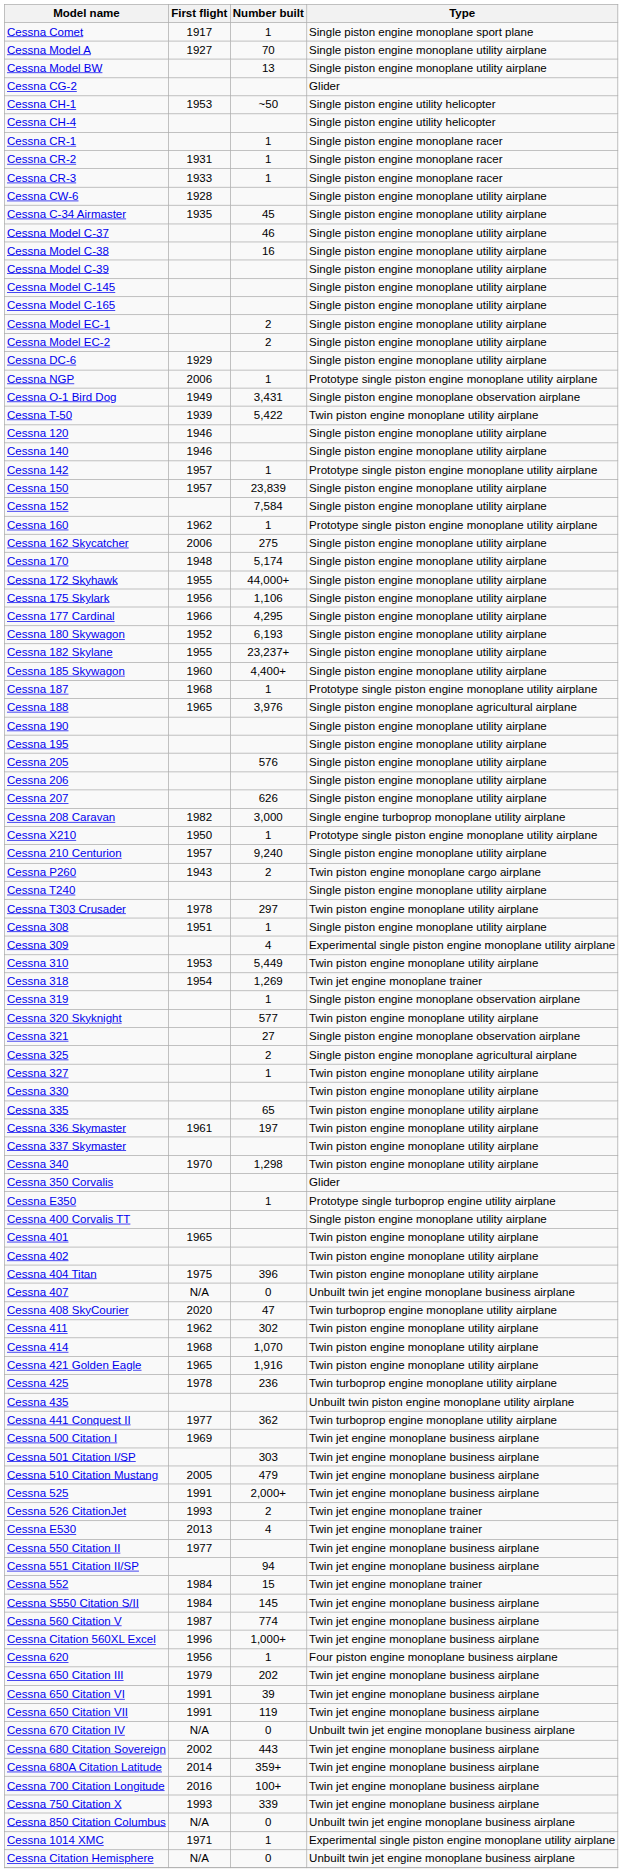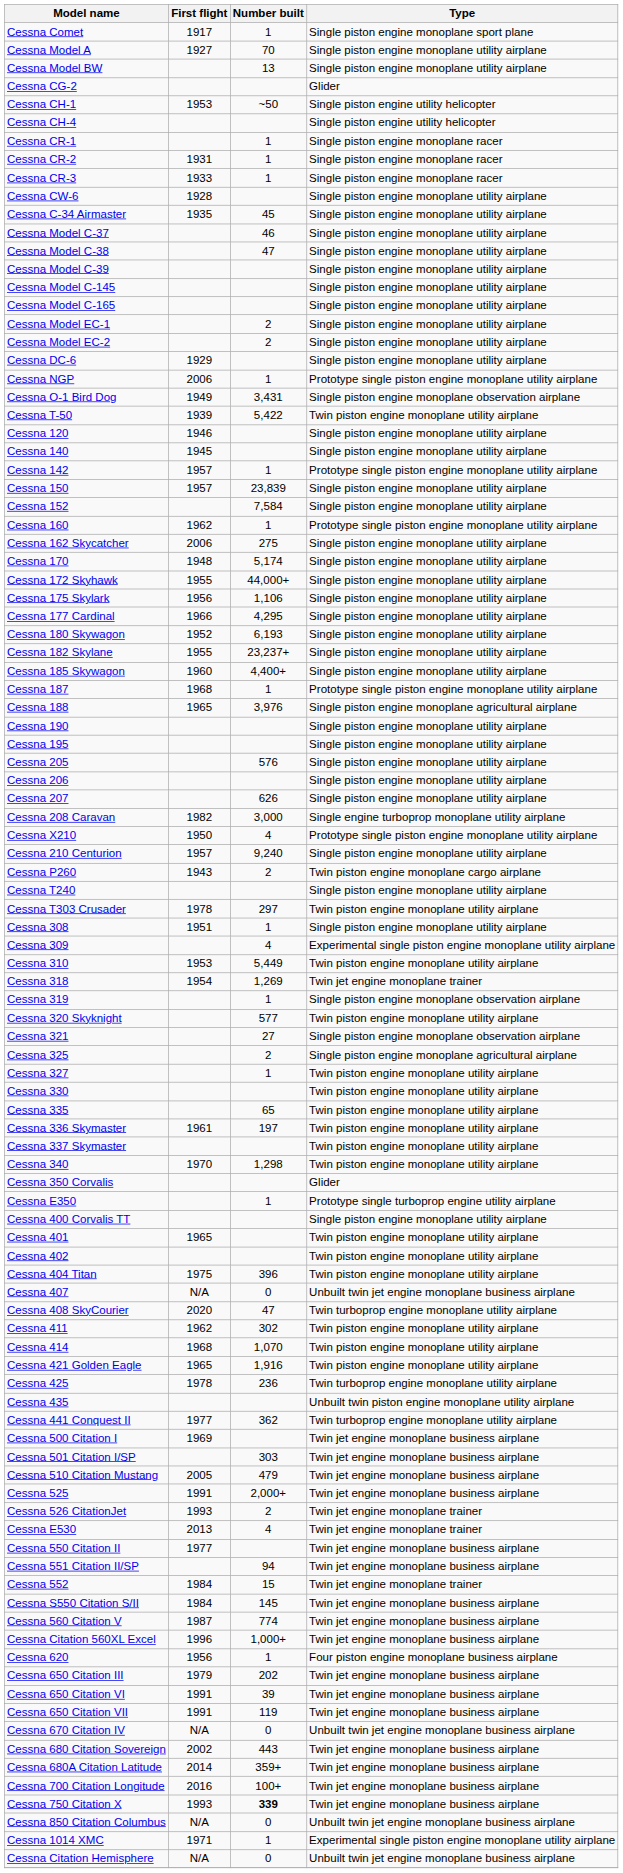(268, 251) 16 -> (268, 251) 47
(199, 452) 1946 -> (199, 452) 1945
(268, 835) 1 -> (268, 835) 4
(268, 1804) normal -> (268, 1804) bold
